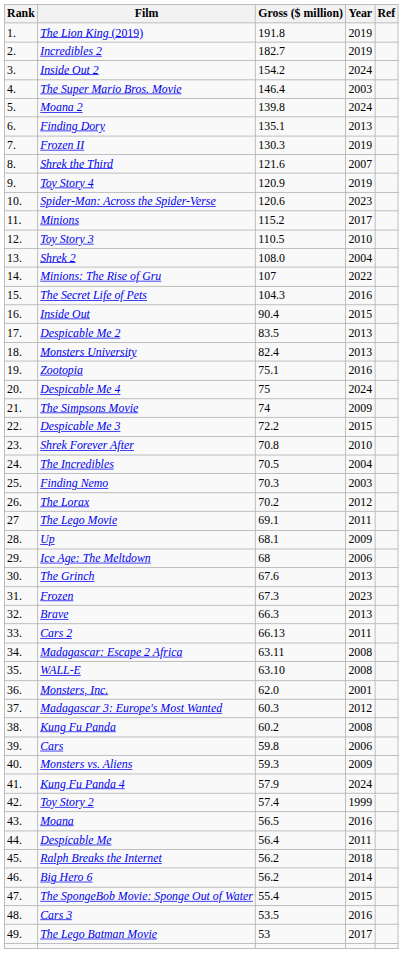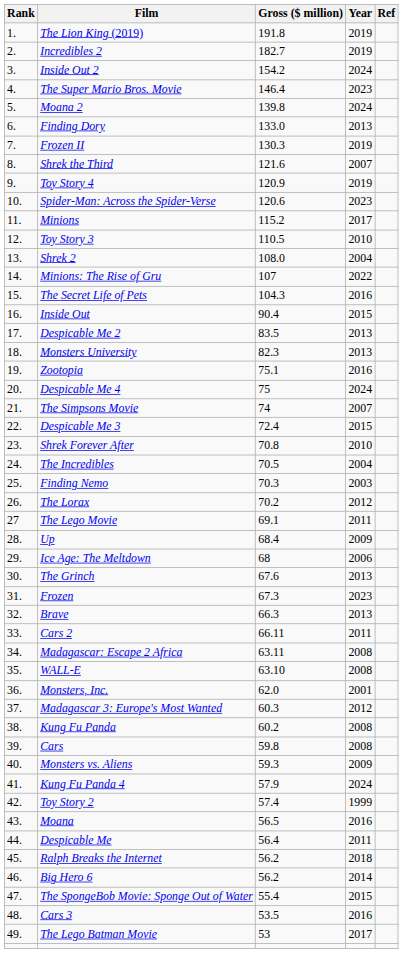(360, 88) 2003 -> (360, 88) 2023
(272, 126) 135.1 -> (272, 126) 133.0
(269, 351) 82.4 -> (269, 351) 82.3
(360, 408) 2009 -> (360, 408) 2007
(269, 426) 72.2 -> (269, 426) 72.4
(269, 539) 68.1 -> (269, 539) 68.4
(272, 633) 66.13 -> (271, 633) 66.11
(360, 746) 2006 -> (360, 746) 2008
